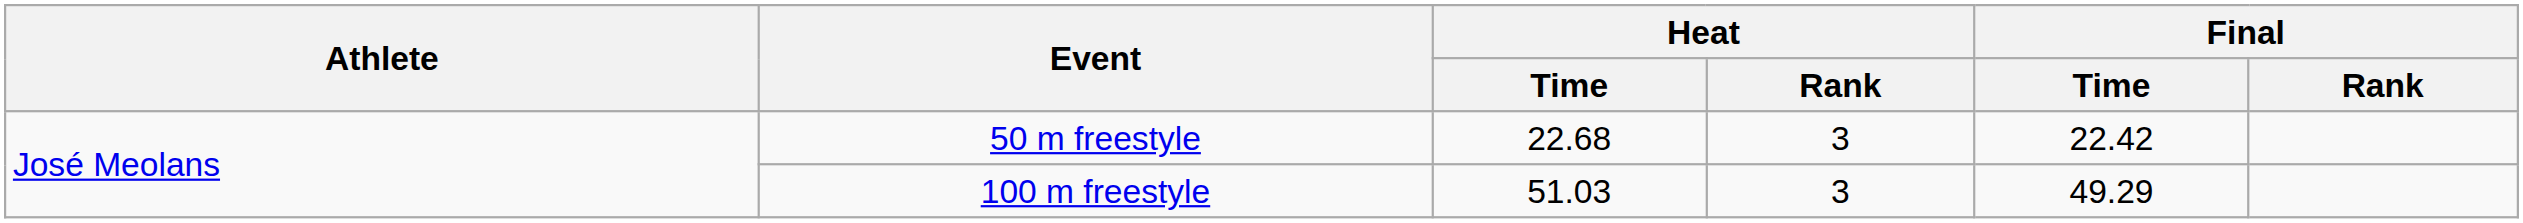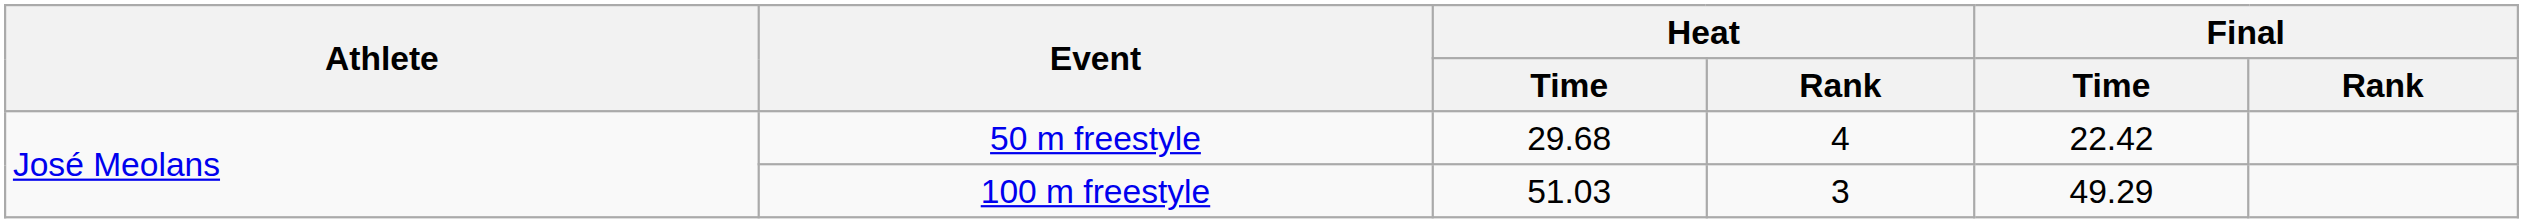(1569, 138) 22.68 -> (1569, 138) 29.68
(1840, 138) 3 -> (1840, 138) 4
